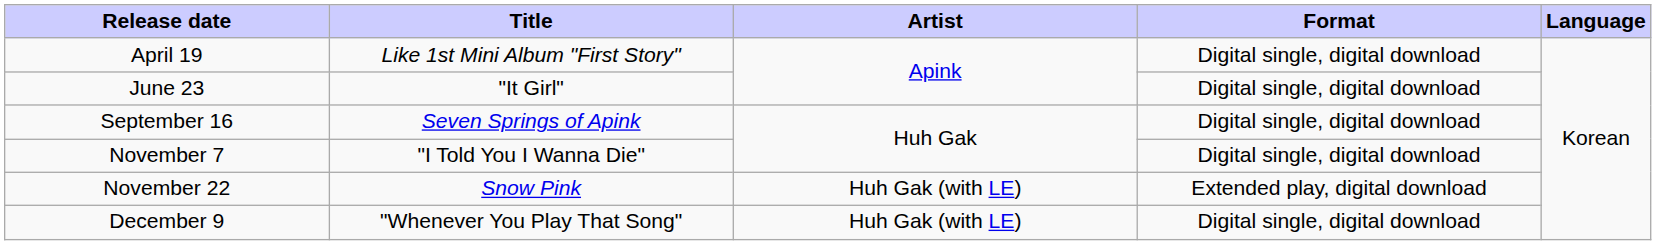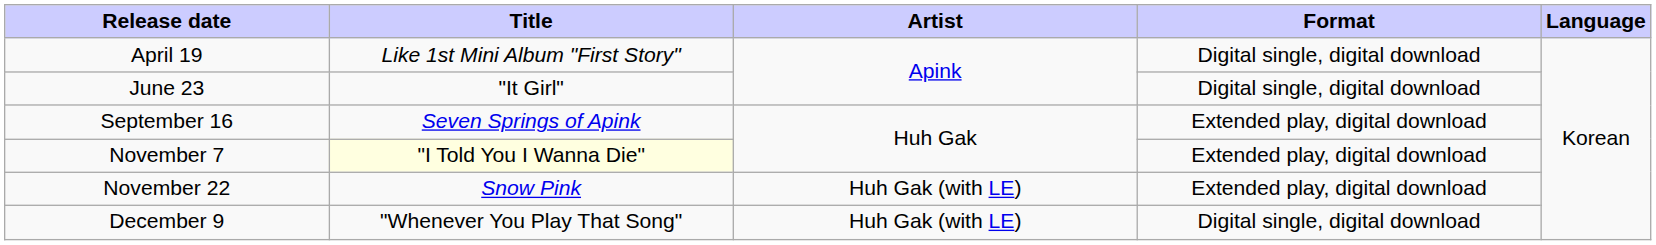(1339, 121) Digital single, digital download -> (1339, 121) Extended play, digital download
(531, 155) no background -> (531, 155) lightyellow background
(1339, 155) Digital single, digital download -> (1339, 155) Extended play, digital download
